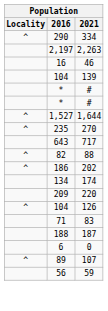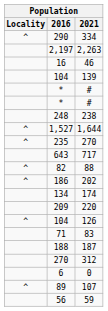+ row: (61, 116)
+ row: (61, 260)
